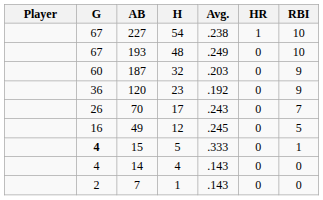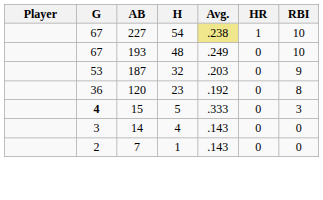(218, 33) no background -> (218, 33) khaki background
(96, 71) 60 -> (96, 71) 53
(299, 90) 9 -> (299, 90) 8
- row: (137, 109)
- row: (137, 128)
(299, 147) 1 -> (299, 109) 3
(96, 166) 4 -> (96, 128) 3
